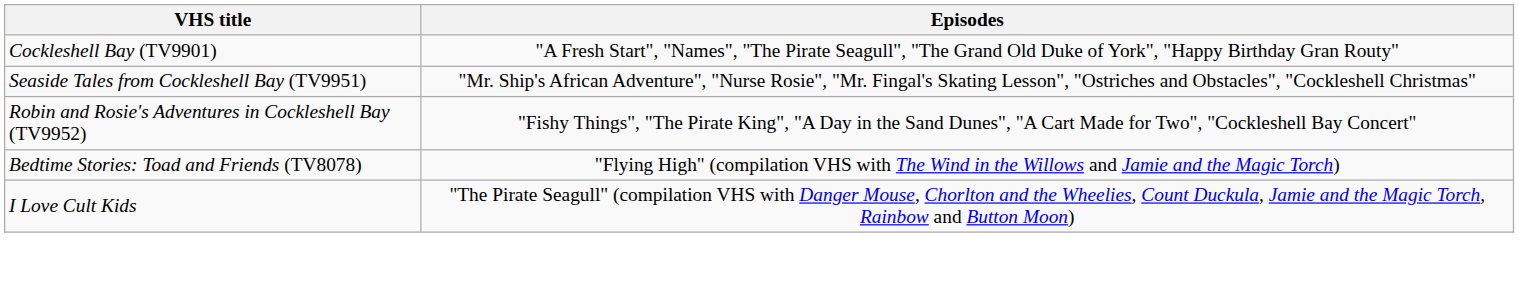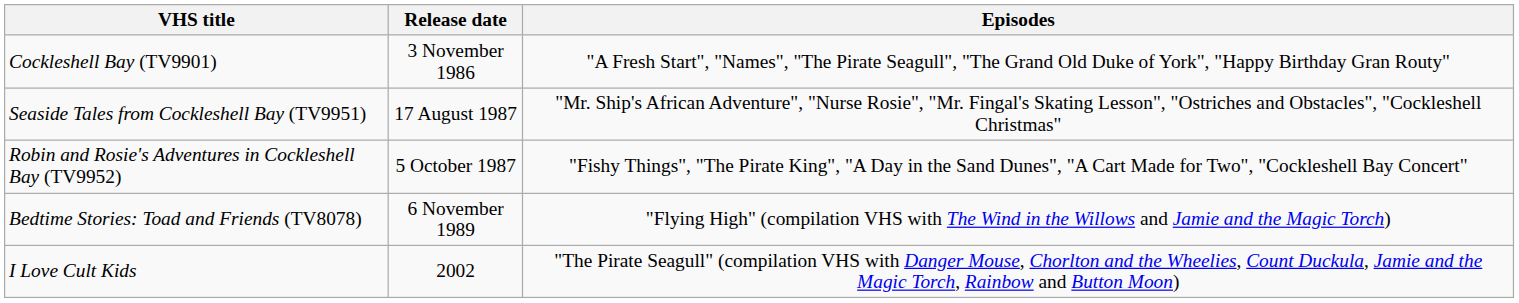+ column: (456, 19)
